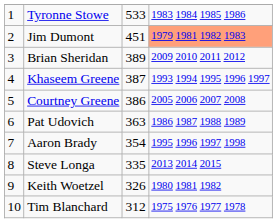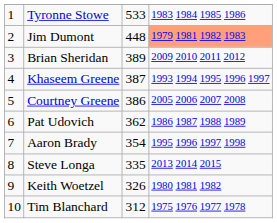(136, 36) 451 -> (136, 36) 448
(136, 121) 363 -> (136, 121) 362
